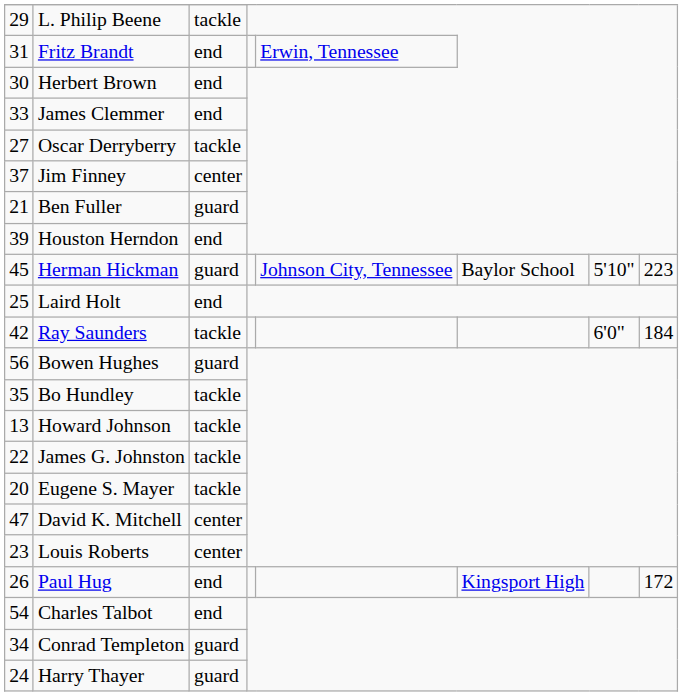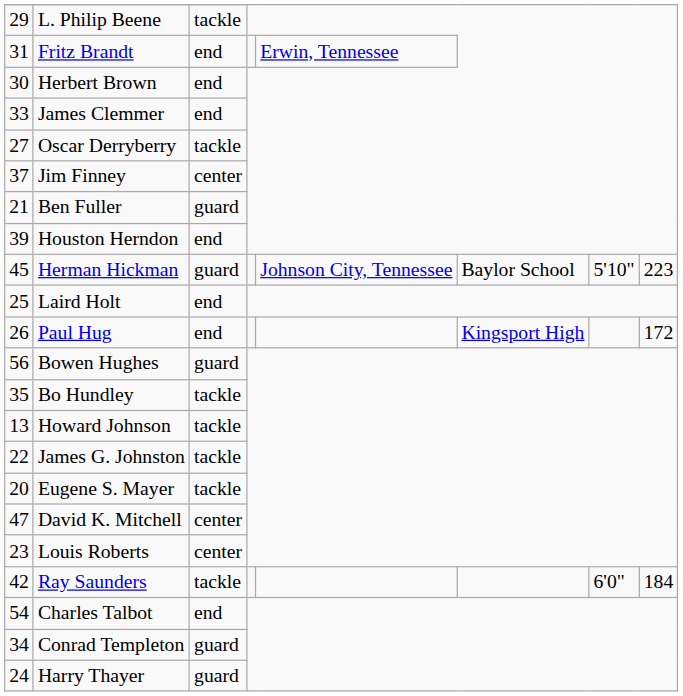rows swapped: (75, 581) <-> (92, 332)
